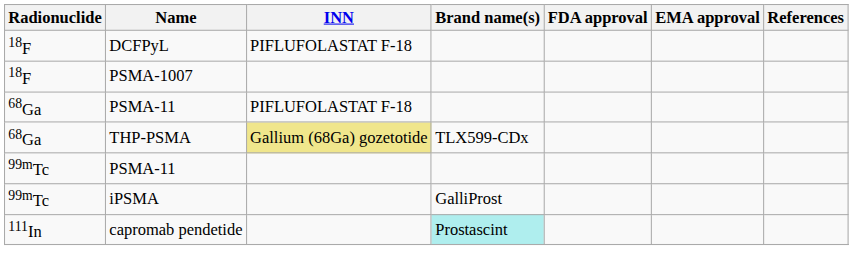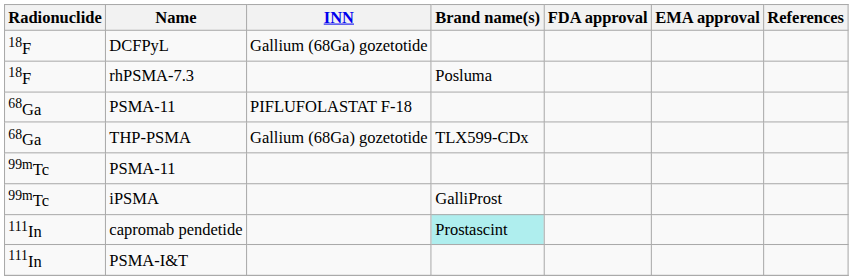(331, 45) PIFLUFOLASTAT F-18 -> (339, 45) Gallium (68Ga) gozetotide
- row: (20, 76)
+ row: (20, 76)
(339, 137) khaki background -> (339, 137) no background
+ row: (25, 260)
